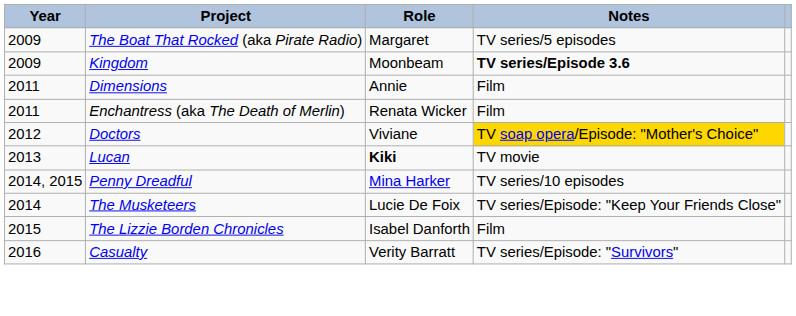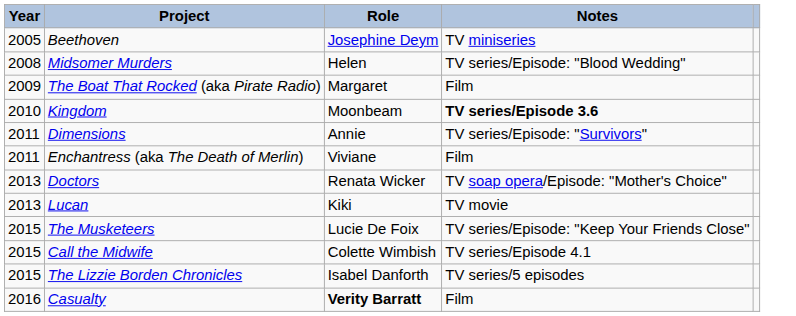+ row: (83, 39)
+ row: (110, 63)
(546, 39) TV series/5 episodes -> (459, 87) Film
(24, 63) 2009 -> (24, 110) 2010
(491, 87) Film -> (546, 134) TV series/Episode: "Survivors"
(418, 110) Renata Wicker -> (352, 157) Viviane
(24, 134) 2012 -> (24, 181) 2013
(393, 134) Viviane -> (376, 181) Renata Wicker
(618, 134) gold background -> (586, 181) no background
(383, 157) bold -> (340, 205) normal
- row: (141, 181)
(24, 205) 2014 -> (24, 228) 2015
+ row: (100, 252)
(491, 228) Film -> (515, 275) TV series/5 episodes
(412, 252) normal -> (374, 299) bold
(578, 252) TV series/Episode: "Survivors" -> (459, 299) Film
